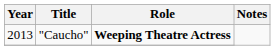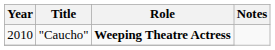(20, 34) 2013 -> (20, 34) 2010
